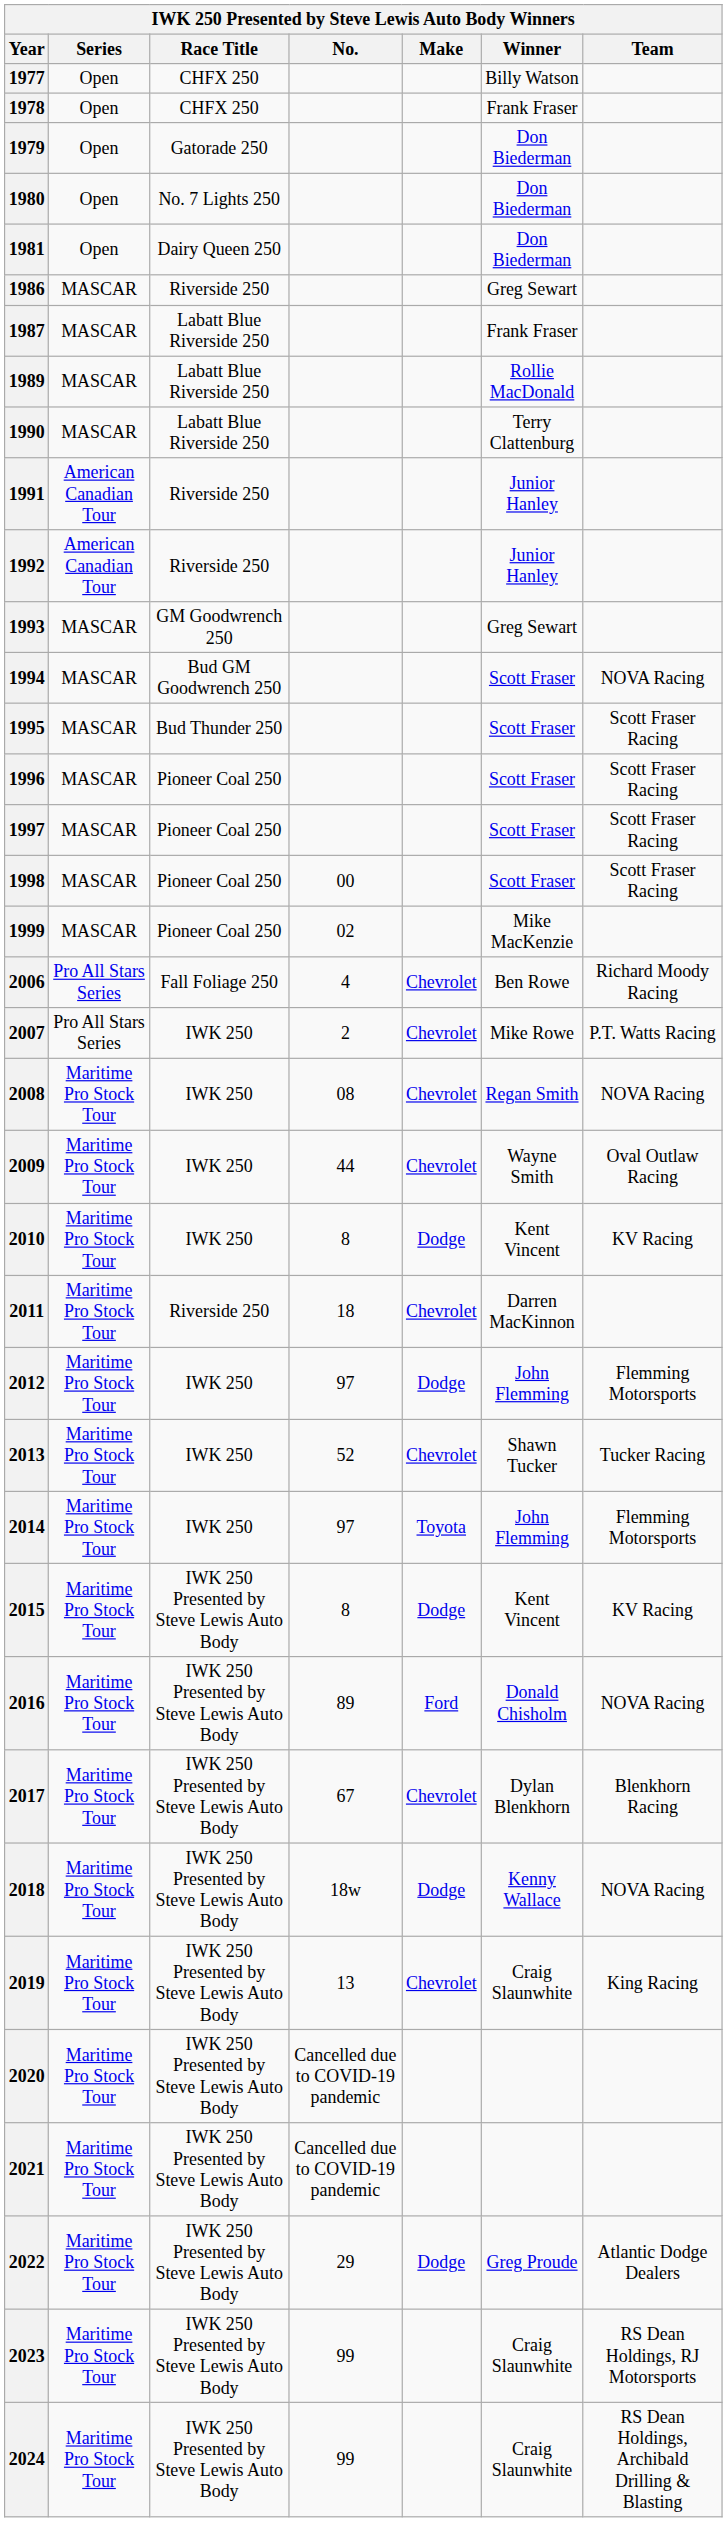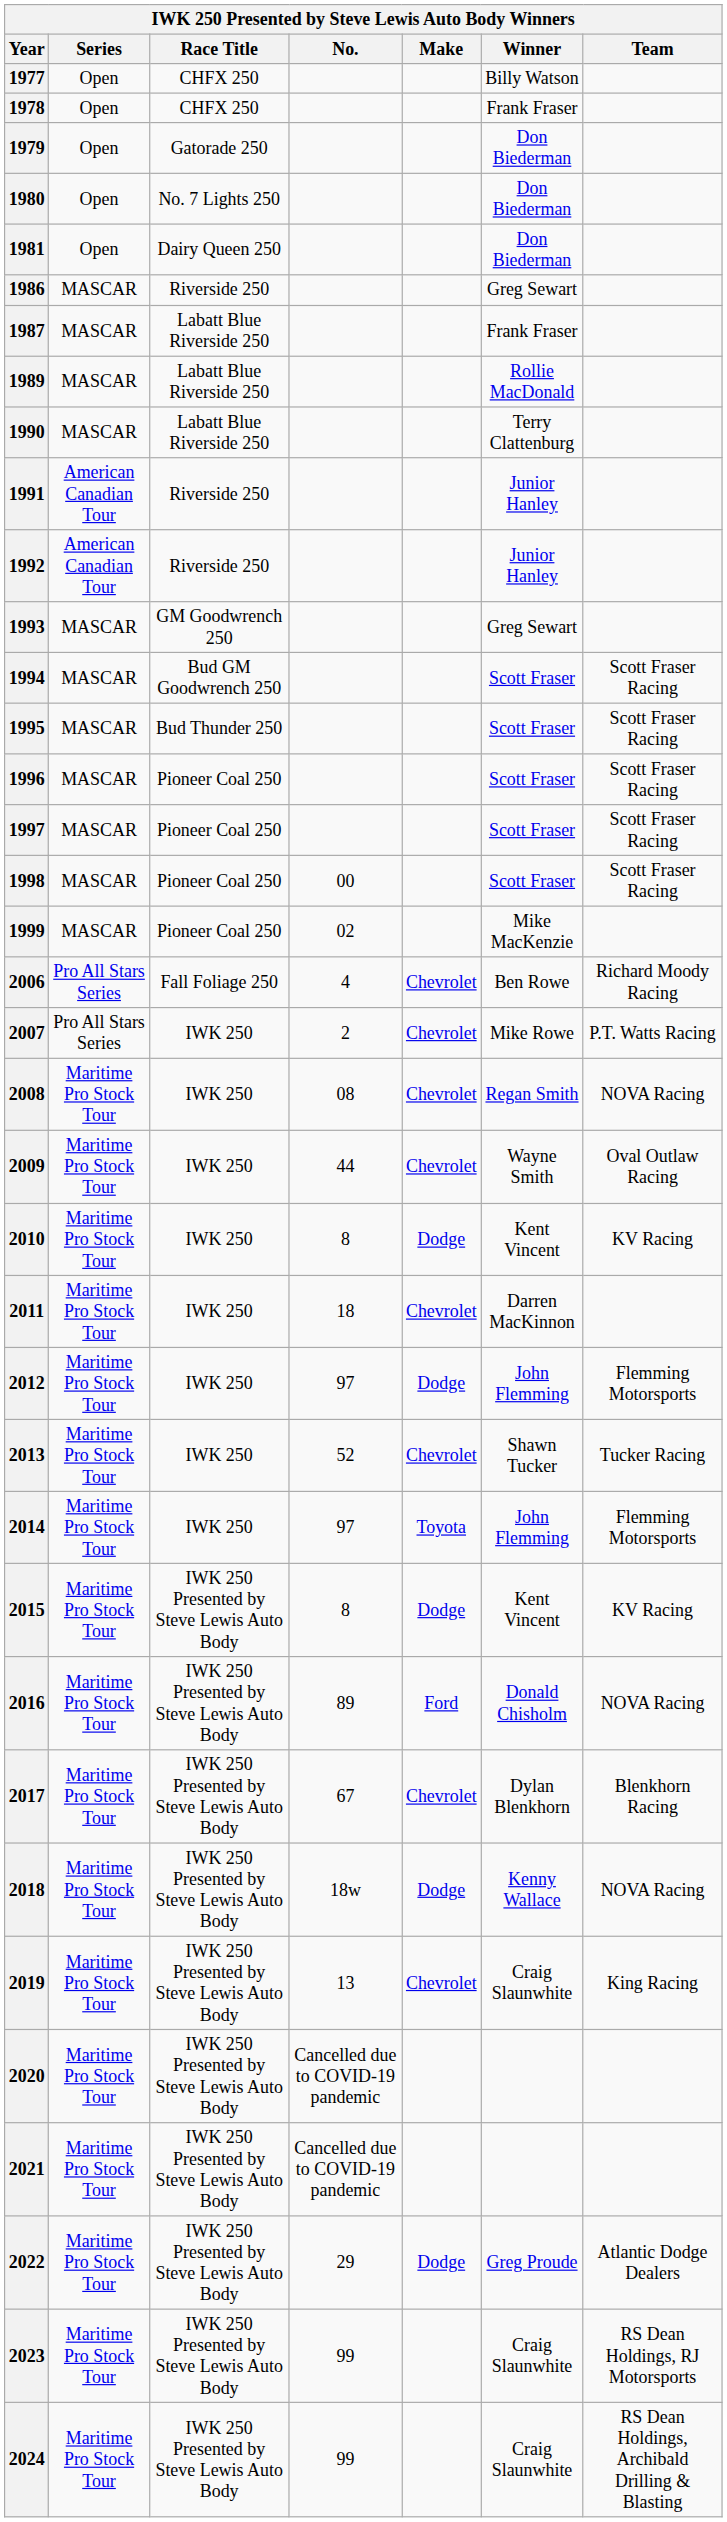(653, 677) NOVA Racing -> (653, 677) Scott Fraser Racing
(219, 1311) Riverside 250 -> (219, 1311) IWK 250
